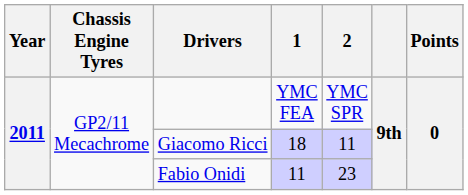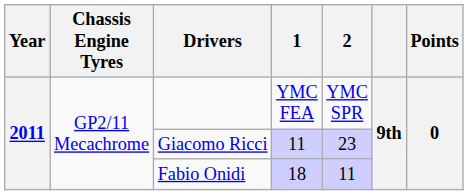(297, 143) 18 -> (297, 143) 11
(347, 143) 11 -> (347, 143) 23
(297, 173) 11 -> (297, 173) 18
(347, 173) 23 -> (347, 173) 11
